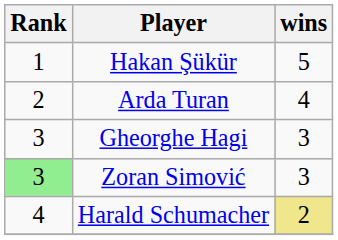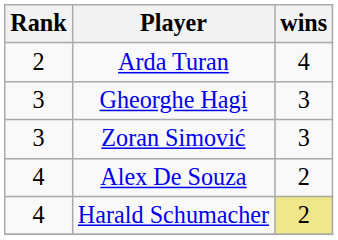- row: (173, 61)
(39, 176) lightgreen background -> (39, 138) no background
+ row: (173, 176)
